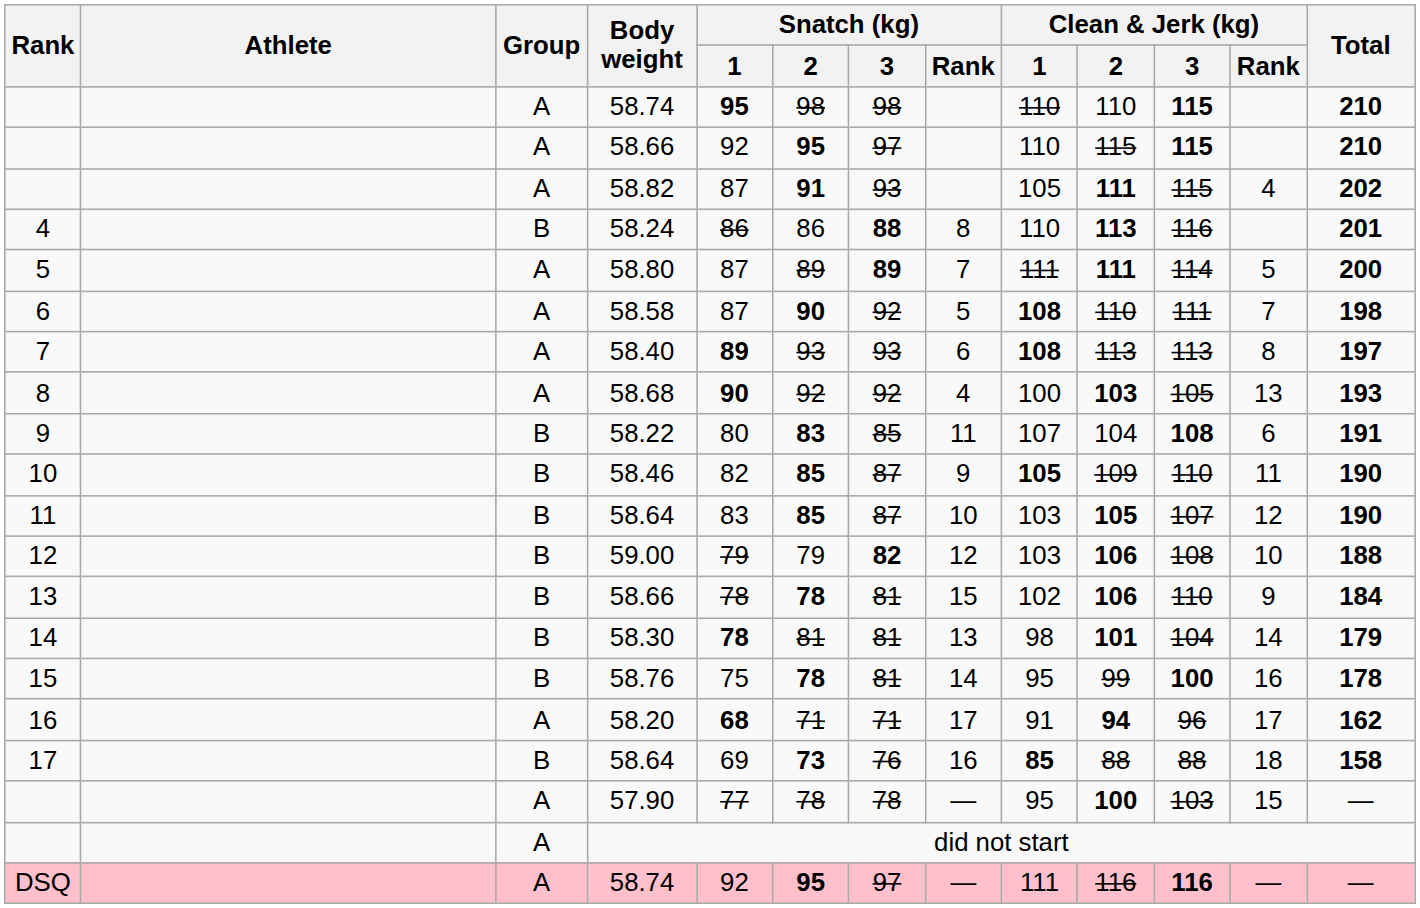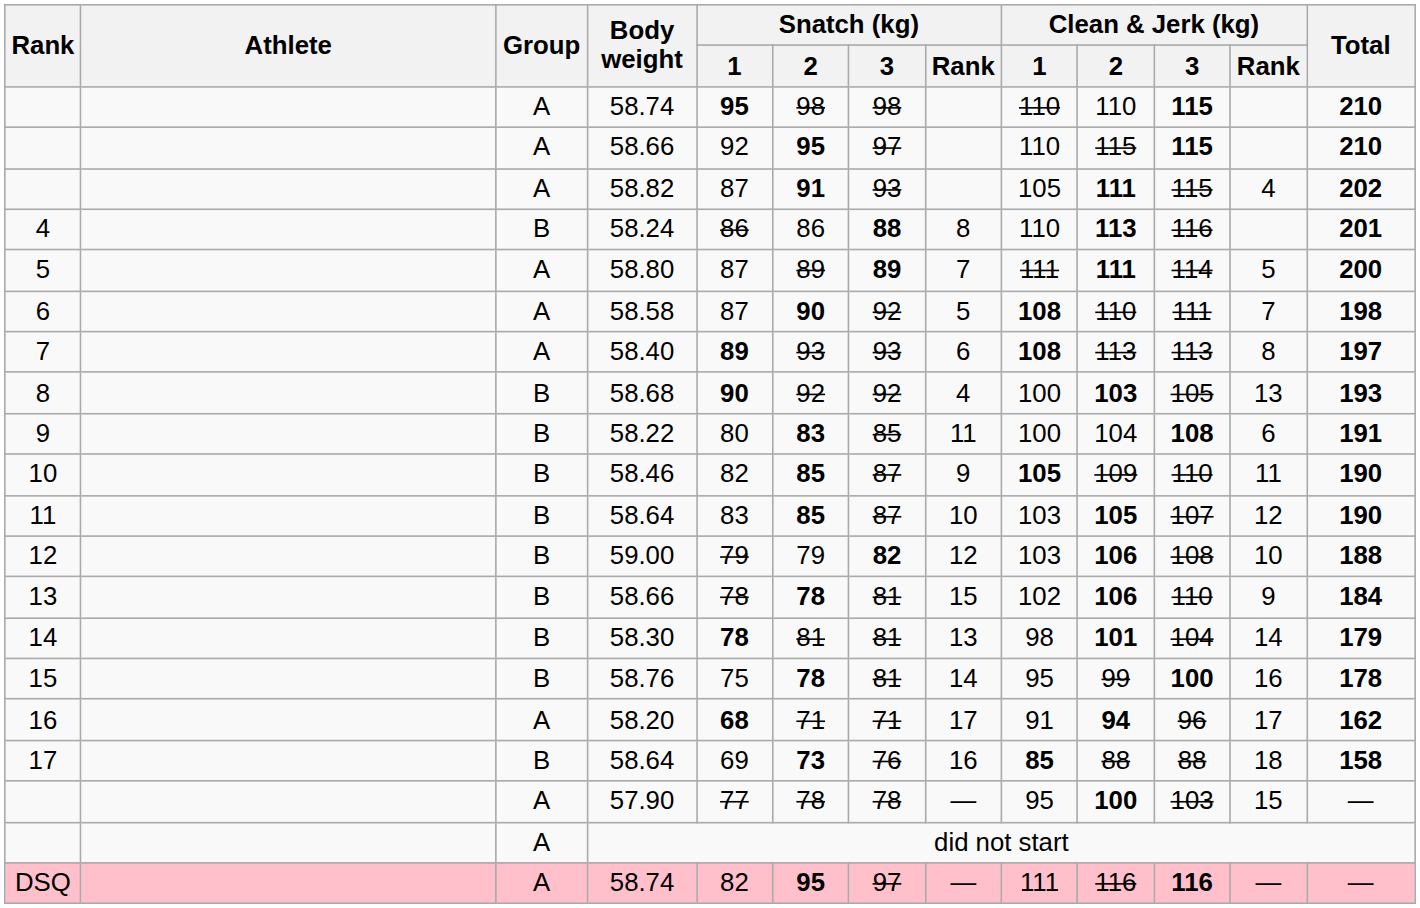(542, 392) A -> (542, 392) B
(1040, 433) 107 -> (1040, 433) 100
(734, 882) 92 -> (734, 882) 82
